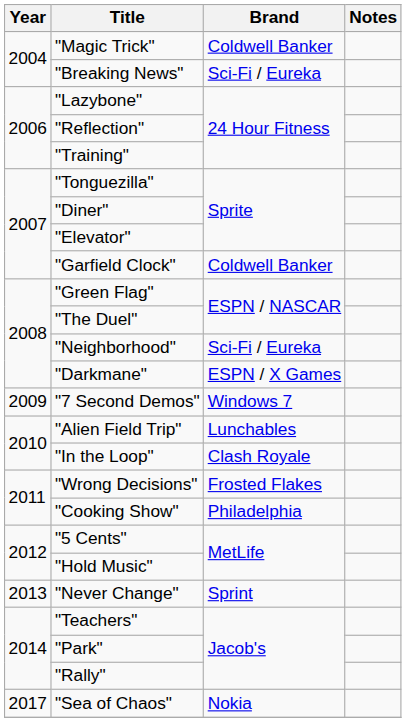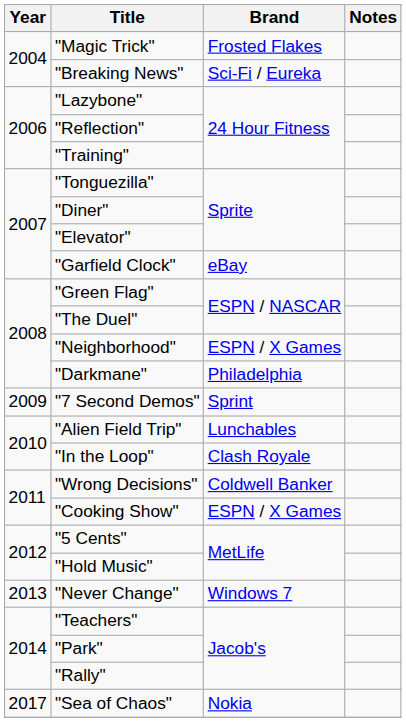(270, 45) Coldwell Banker -> (265, 45) Frosted Flakes
(270, 264) Coldwell Banker -> (227, 264) eBay
(264, 347) Sci-Fi / Eureka -> (274, 347) ESPN / X Games
(274, 374) ESPN / X Games -> (255, 374) Philadelphia
(250, 401) Windows 7 -> (230, 401) Sprint
(265, 484) Frosted Flakes -> (270, 484) Coldwell Banker
(255, 511) Philadelphia -> (274, 511) ESPN / X Games
(230, 593) Sprint -> (250, 593) Windows 7
